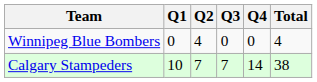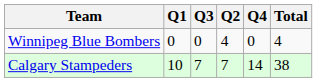columns swapped: (204, 16) <-> (230, 16)
